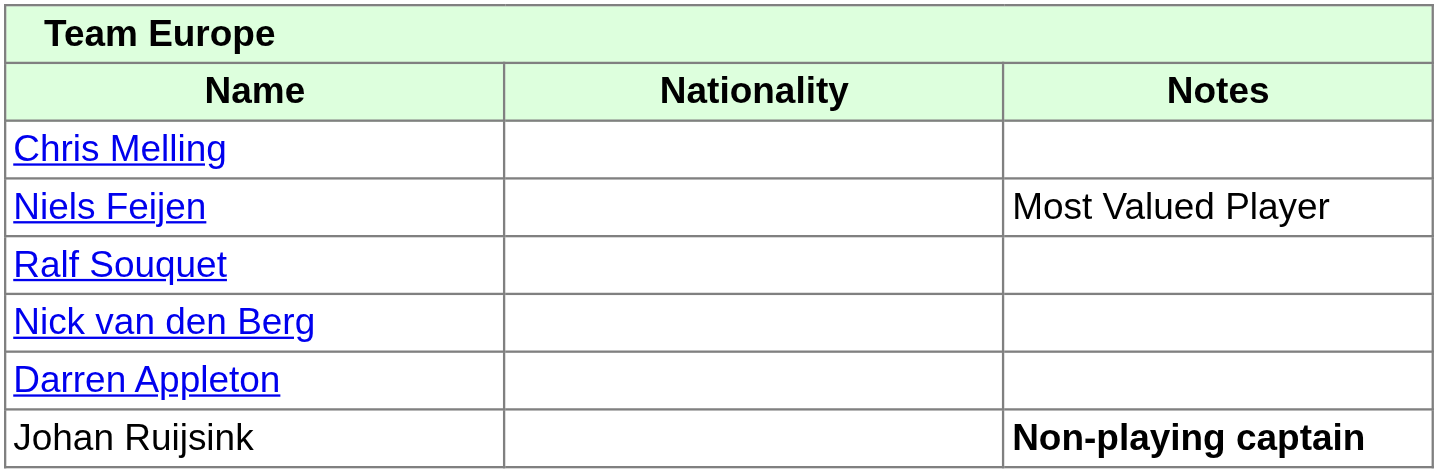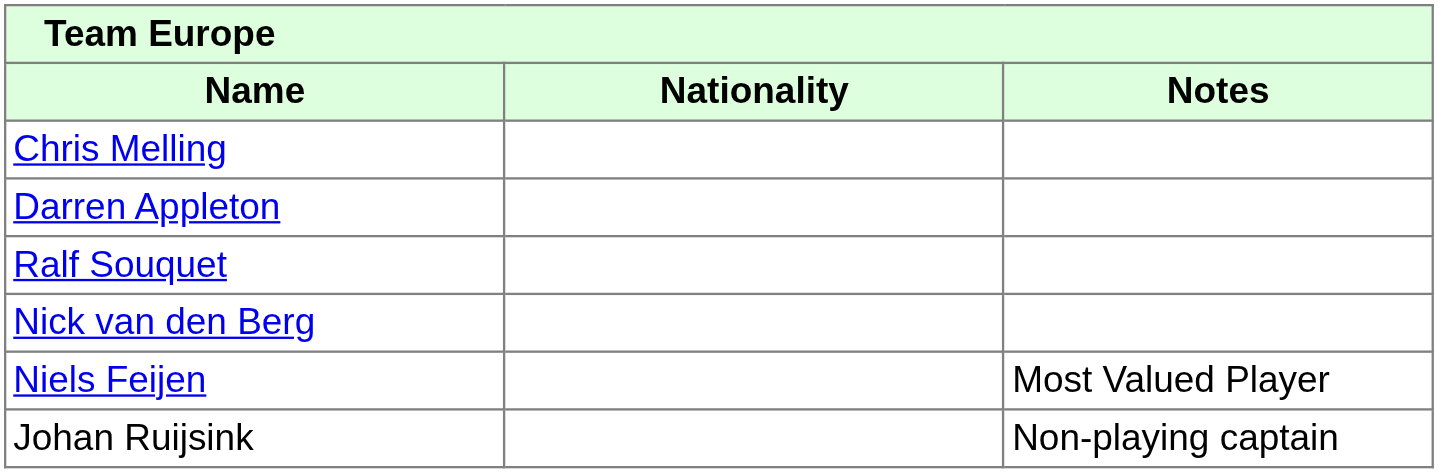rows swapped: (147, 379) <-> (110, 206)
(1189, 437) bold -> (1176, 437) normal
